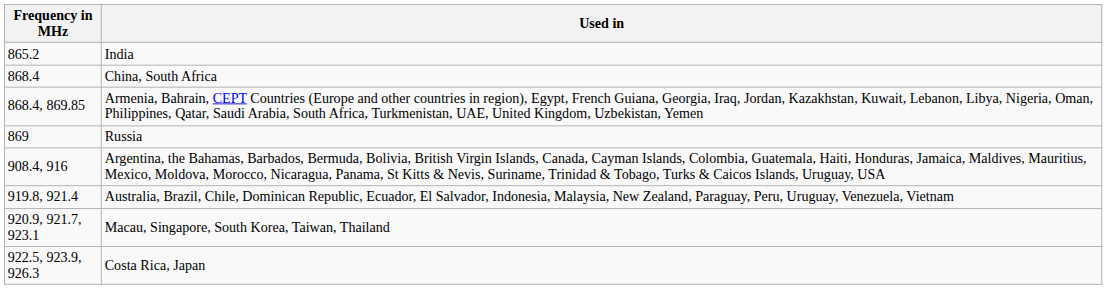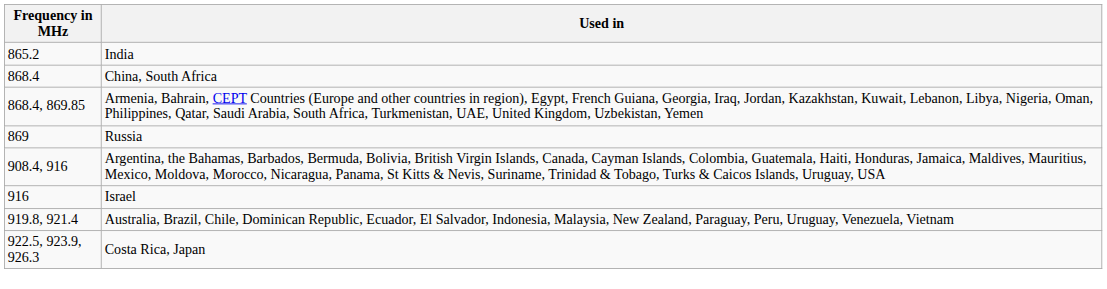+ row: (120, 197)
- row: (247, 227)
